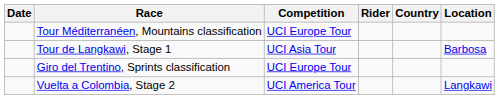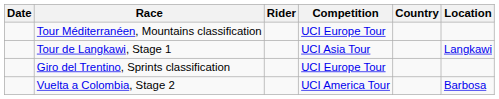columns swapped: (311, 13) <-> (375, 13)
(465, 49) Barbosa -> (468, 49) Langkawi
(468, 85) Langkawi -> (465, 85) Barbosa
